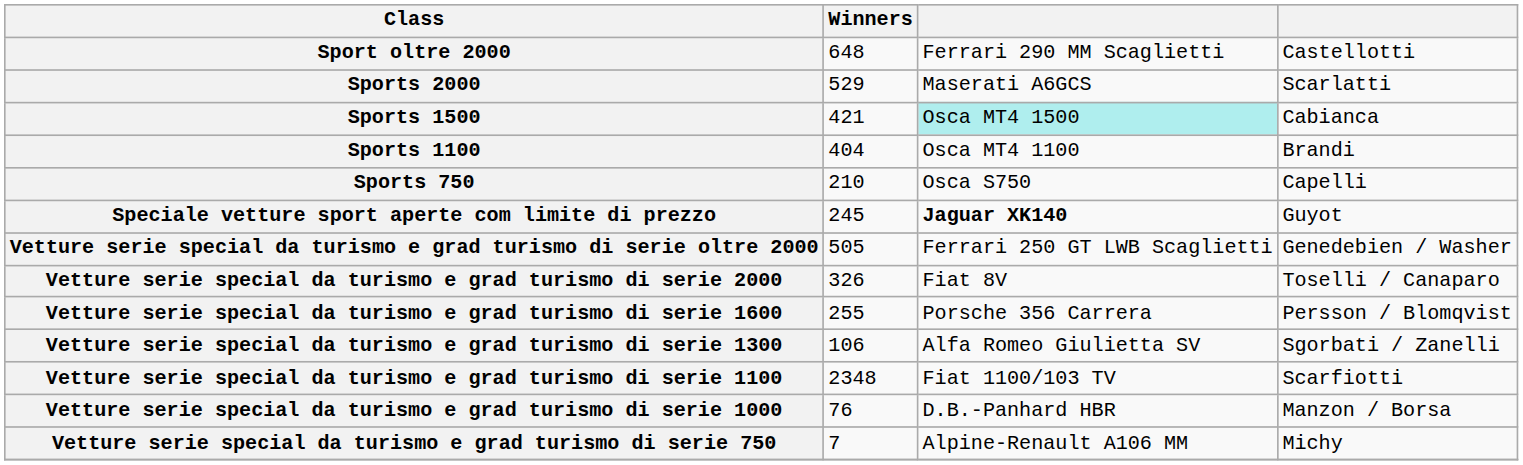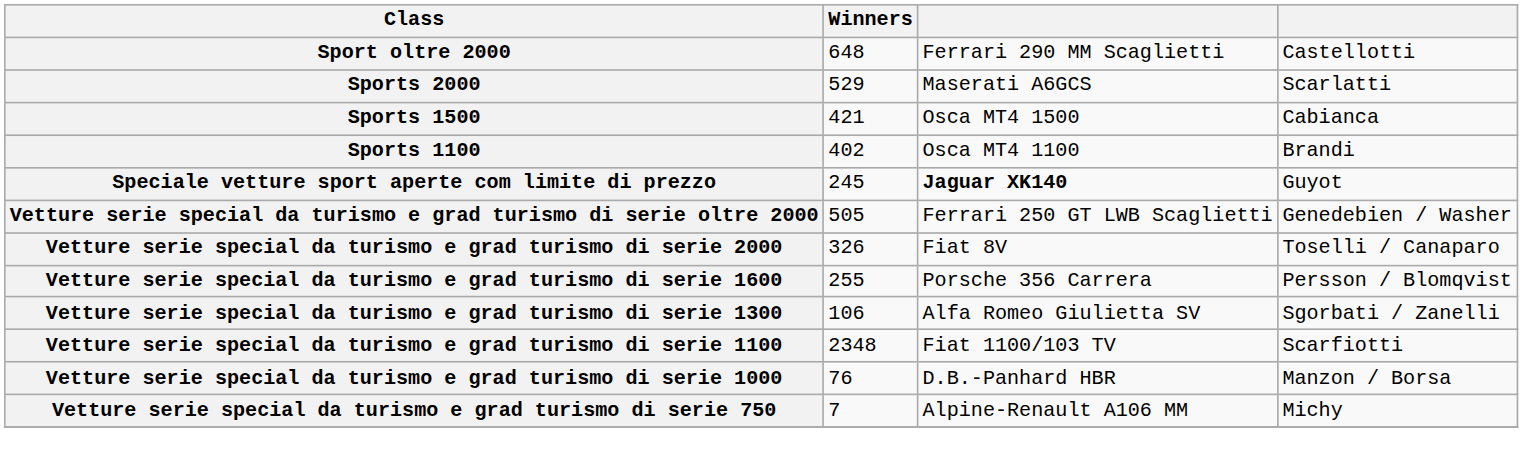(1001, 119) paleturquoise background -> (1001, 119) no background
(846, 151) 404 -> (846, 151) 402
- row: (414, 184)
